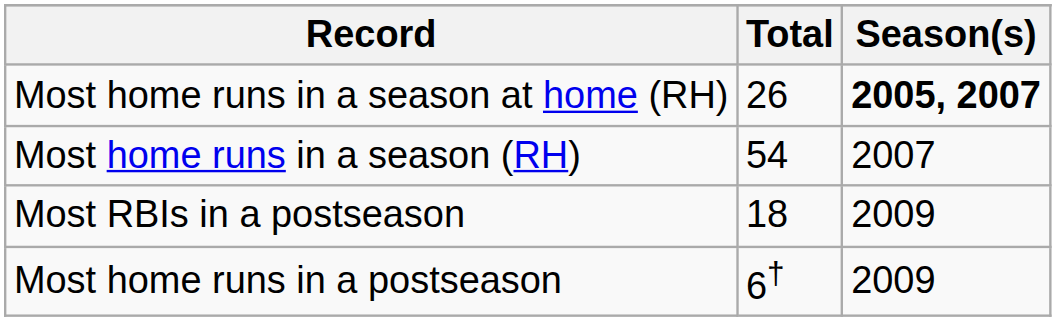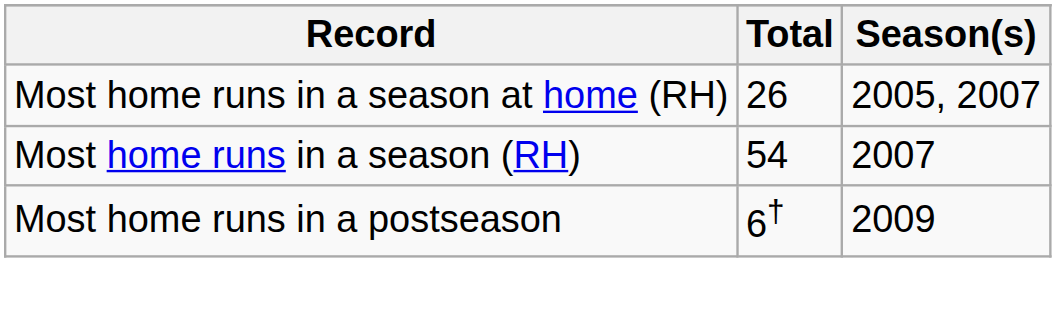(946, 94) bold -> (946, 94) normal
- row: (239, 214)
